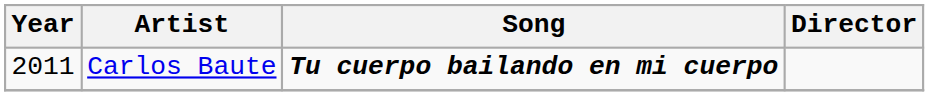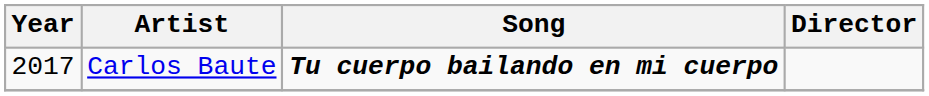(43, 69) 2011 -> (43, 69) 2017
